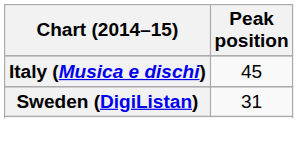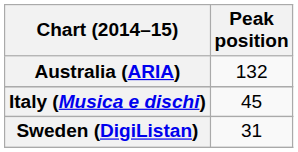+ row: (107, 71)
